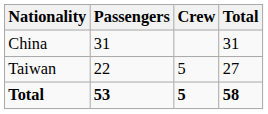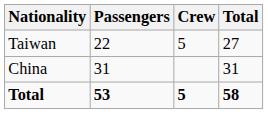rows swapped: (32, 69) <-> (28, 43)
